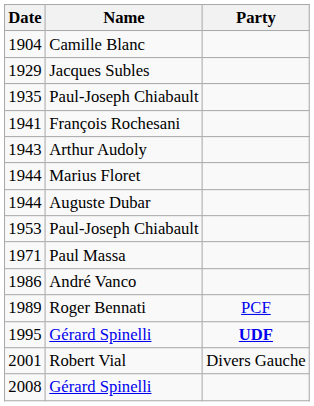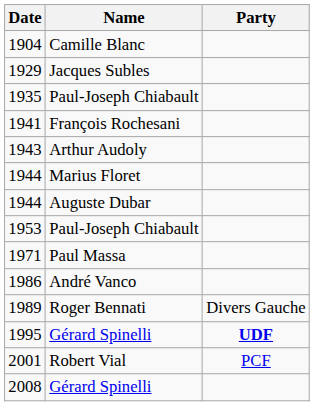(256, 307) PCF -> (256, 307) Divers Gauche
(256, 360) Divers Gauche -> (256, 360) PCF
